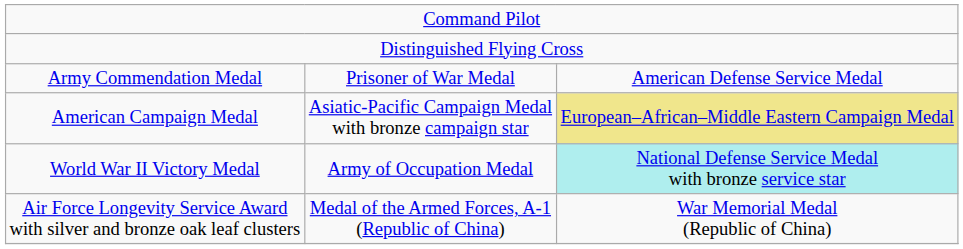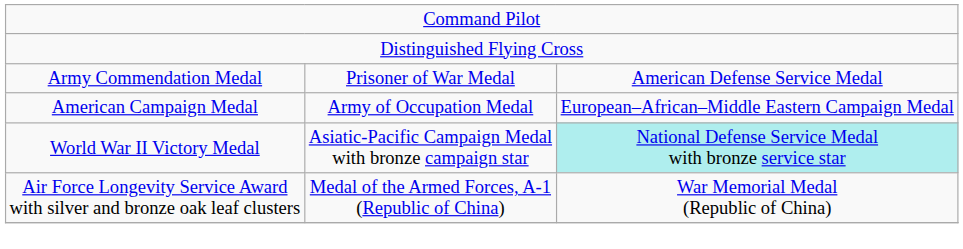(430, 117) Asiatic-Pacific Campaign Medal with bronze campaign star -> (430, 107) Army of Occupation Medal
(757, 117) khaki background -> (757, 107) no background
(430, 168) Army of Occupation Medal -> (430, 147) Asiatic-Pacific Campaign Medal with bronze campaign star
